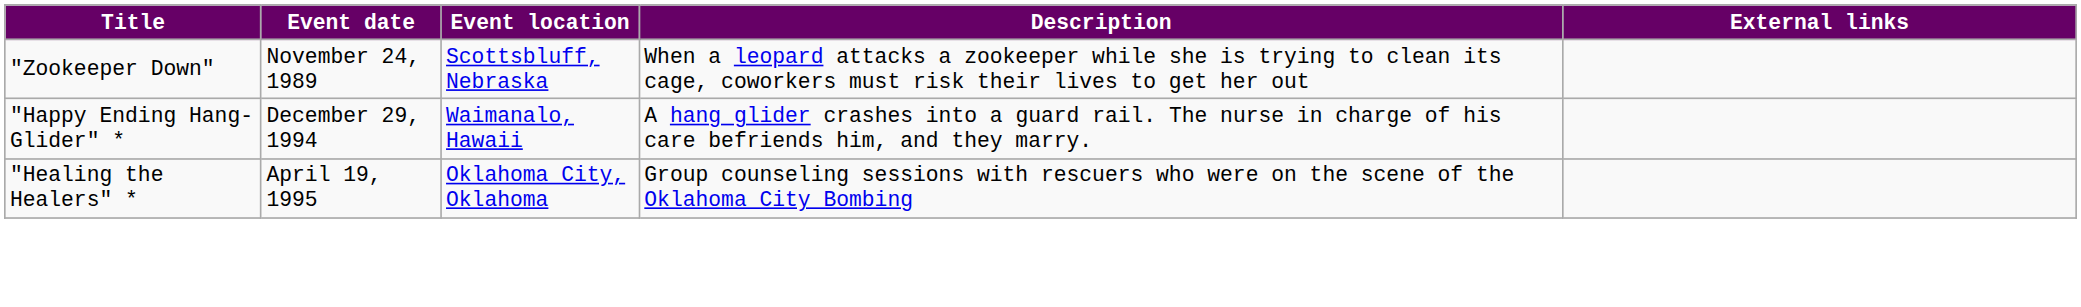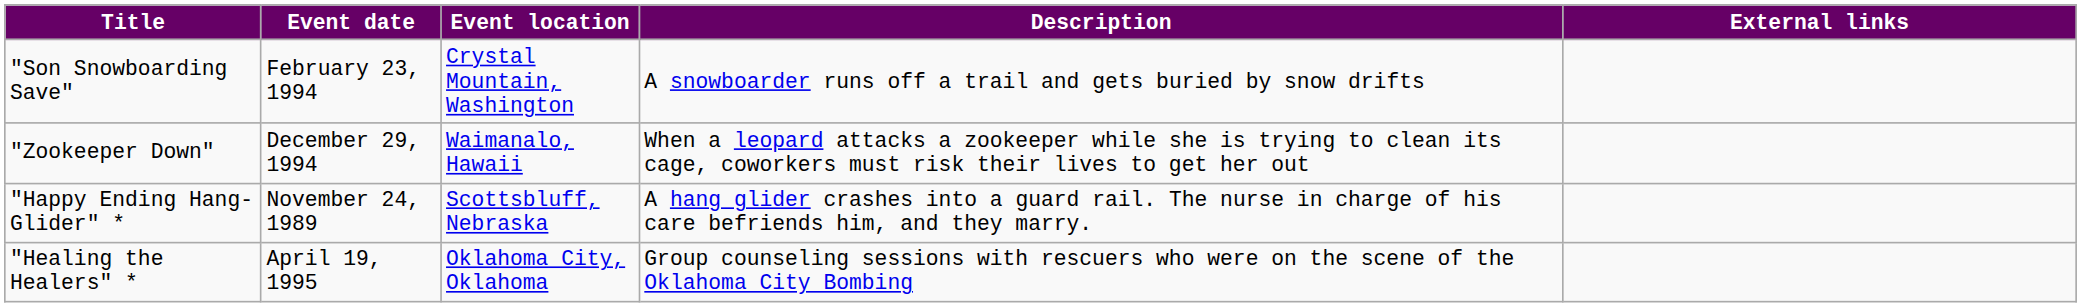+ row: (119, 82)
(343, 69) November 24, 1989 -> (343, 153) December 29, 1994
(523, 69) Scottsbluff, Nebraska -> (510, 153) Waimanalo, Hawaii
(343, 129) December 29, 1994 -> (343, 213) November 24, 1989
(510, 129) Waimanalo, Hawaii -> (523, 213) Scottsbluff, Nebraska
